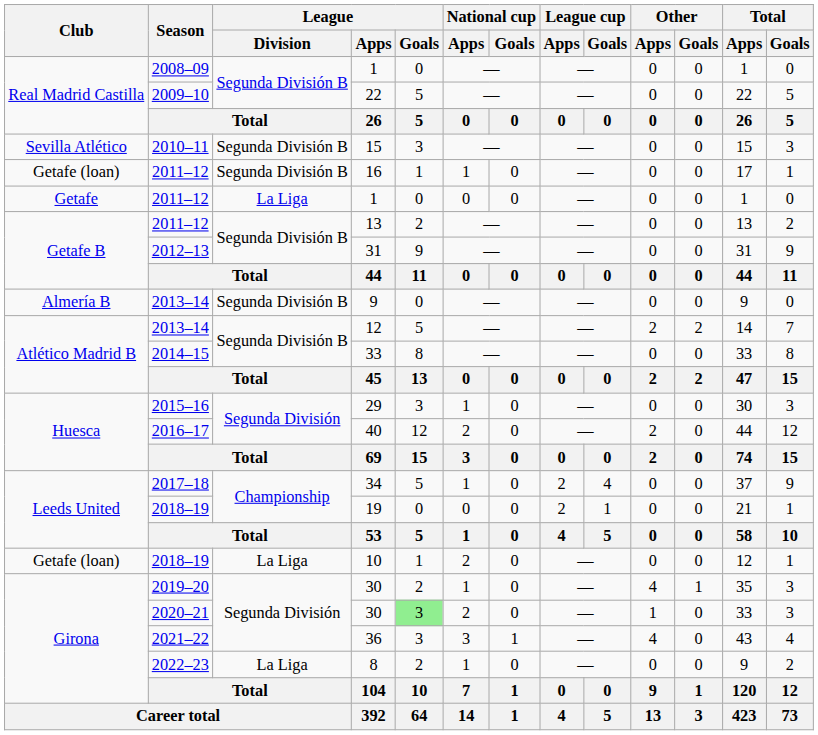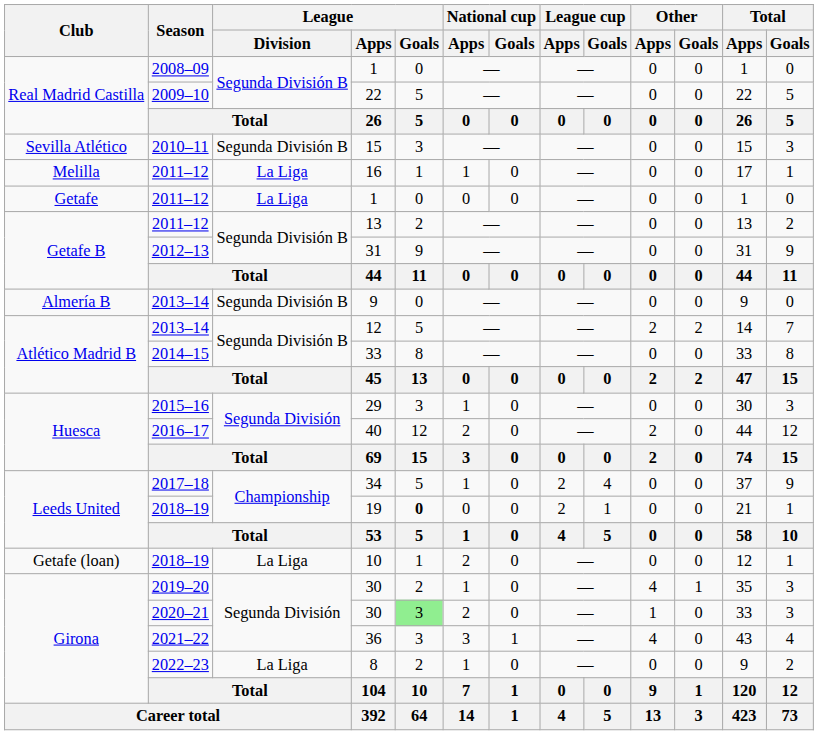(76, 172) Getafe (loan) -> (76, 172) Melilla
(282, 172) Segunda División B -> (282, 172) La Liga
(419, 509) normal -> (419, 509) bold
